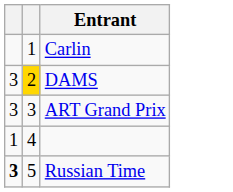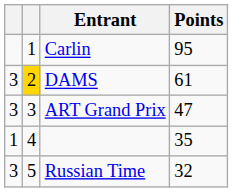+ column: (199, 19)
(14, 170) bold -> (14, 170) normal
